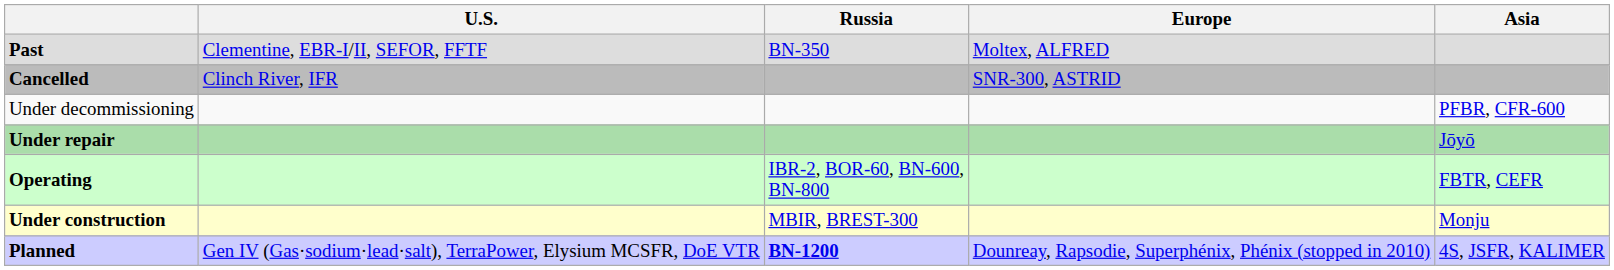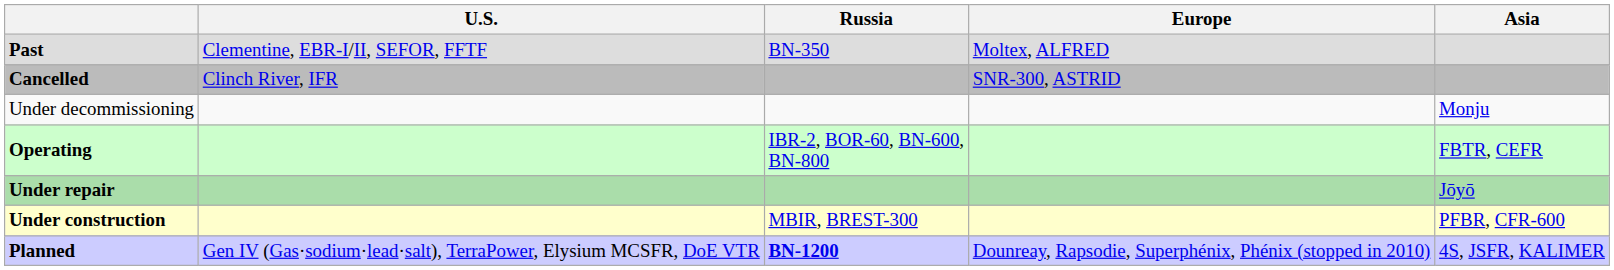(1502, 109) PFBR, CFR-600 -> (1464, 109) Monju
rows swapped: (50, 179) <-> (62, 139)
(1464, 220) Monju -> (1502, 220) PFBR, CFR-600
